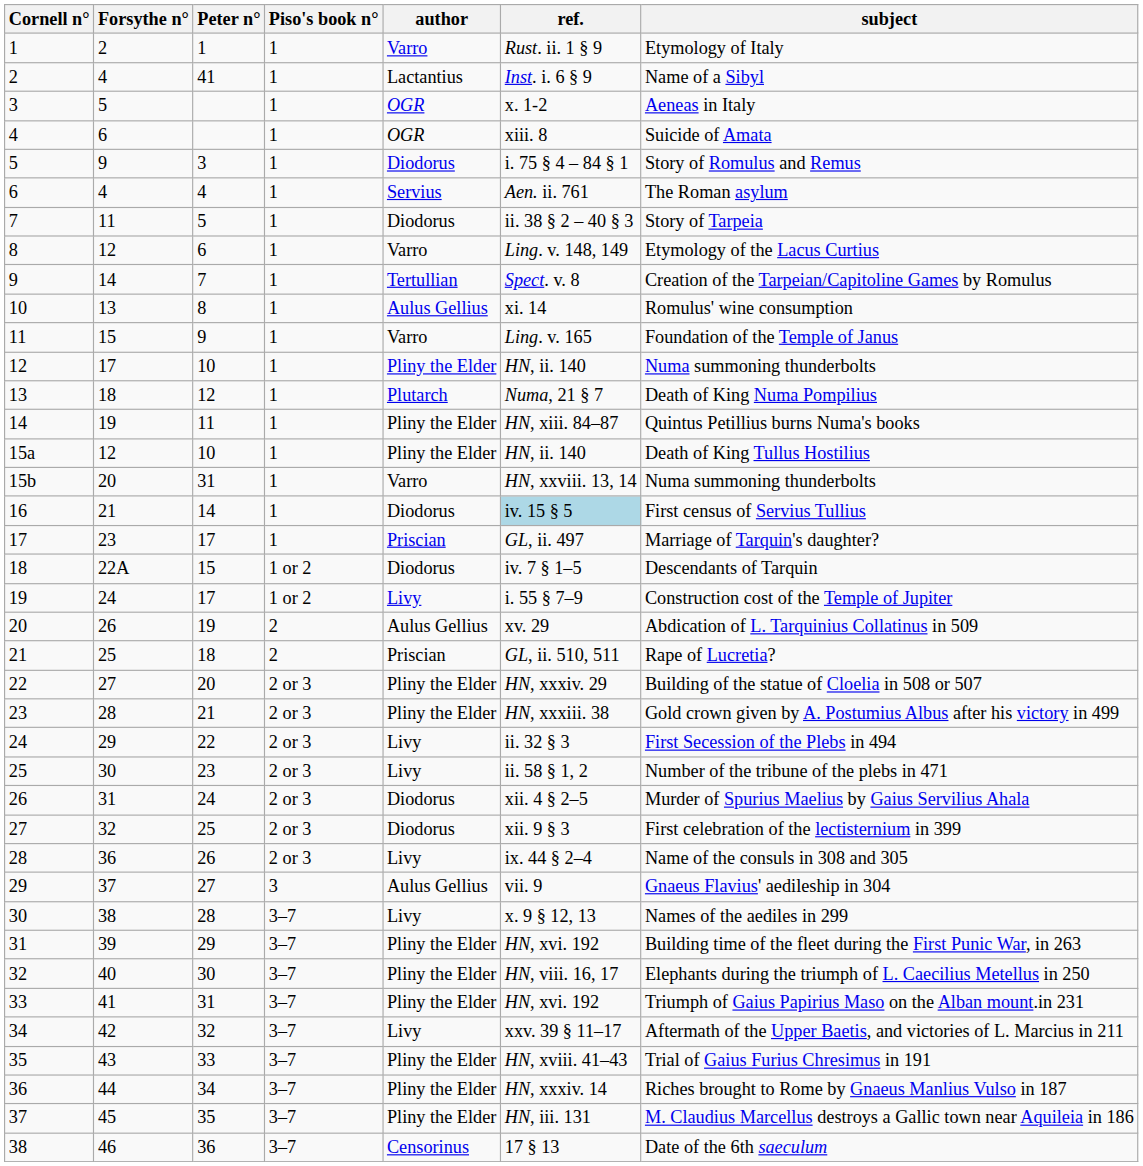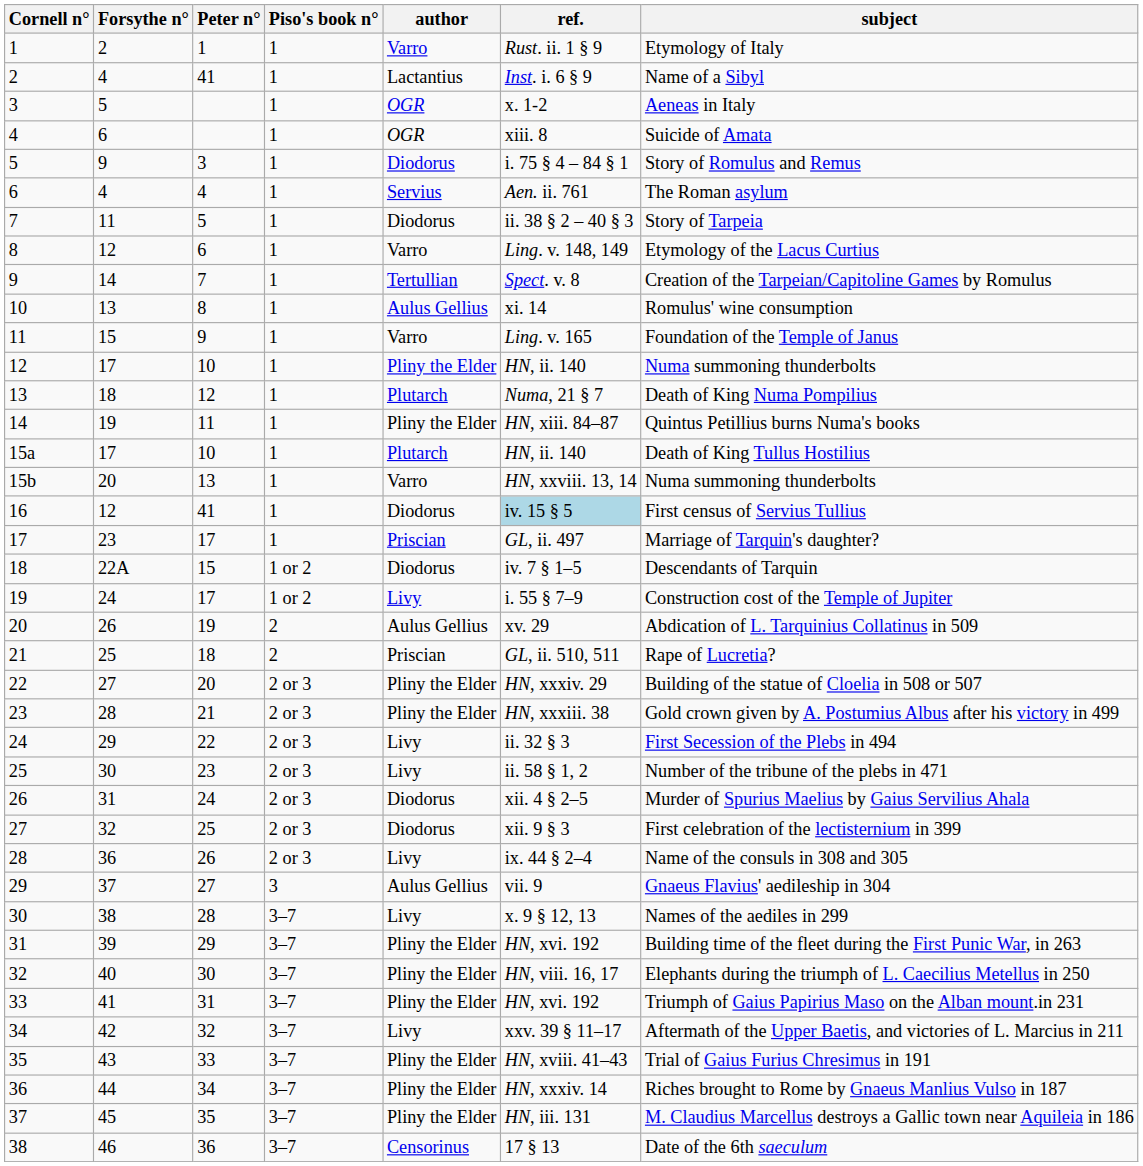(107, 452) 12 -> (107, 452) 17
(442, 452) Pliny the Elder -> (417, 452) Plutarch
(206, 481) 31 -> (206, 481) 13
(107, 510) 21 -> (107, 510) 12
(206, 510) 14 -> (206, 510) 41
